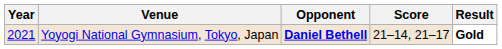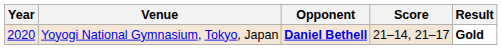(21, 35) 2021 -> (21, 35) 2020
